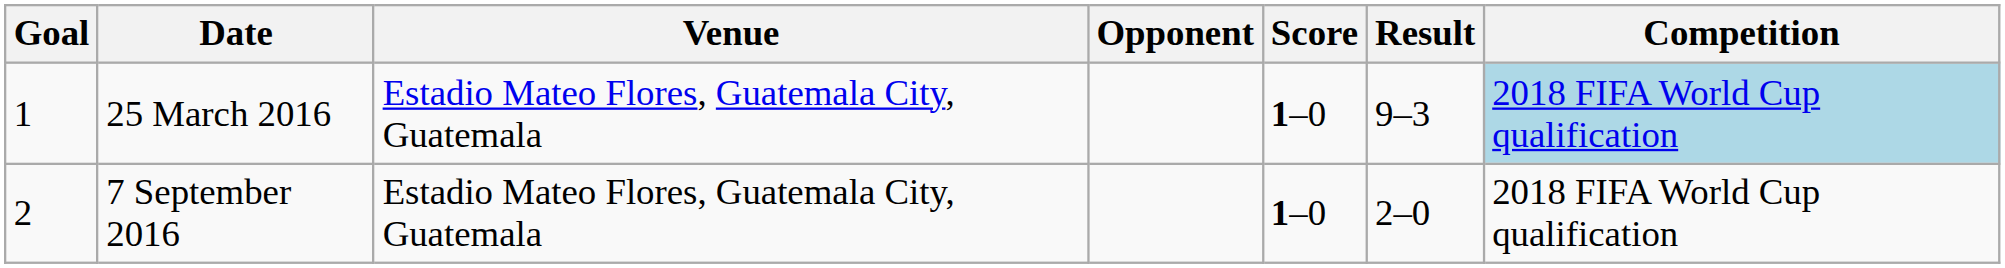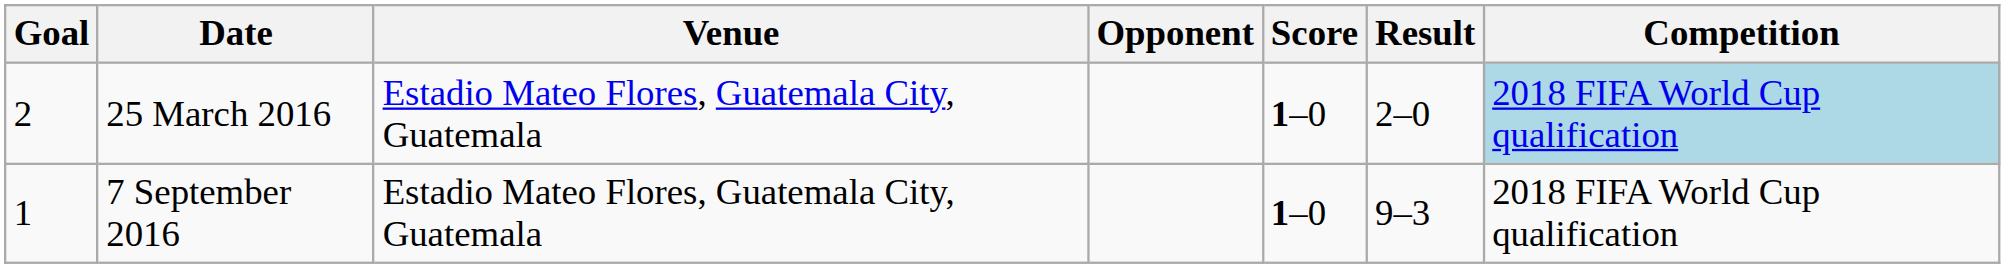(23, 112) 1 -> (23, 112) 2
(1403, 112) 9–3 -> (1403, 112) 2–0
(23, 212) 2 -> (23, 212) 1
(1403, 212) 2–0 -> (1403, 212) 9–3
